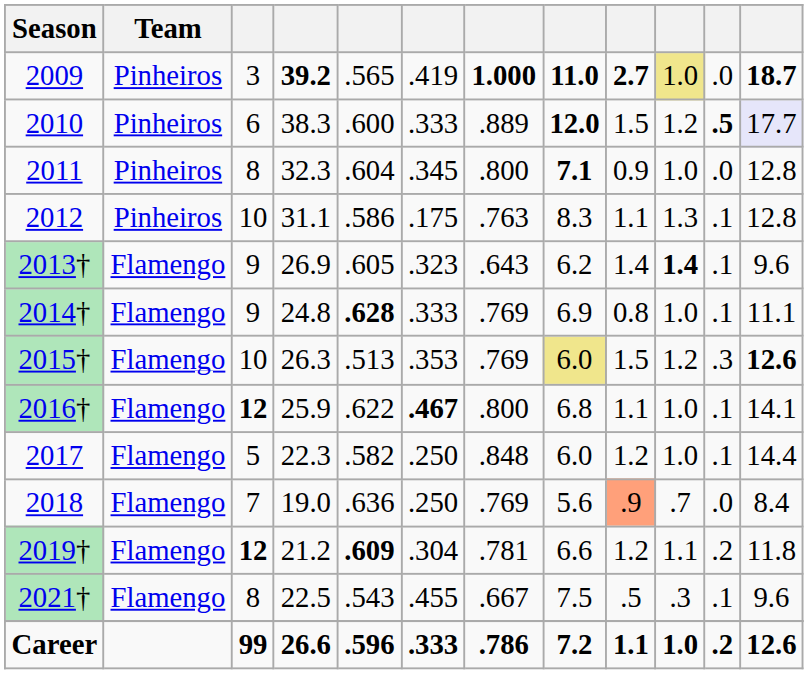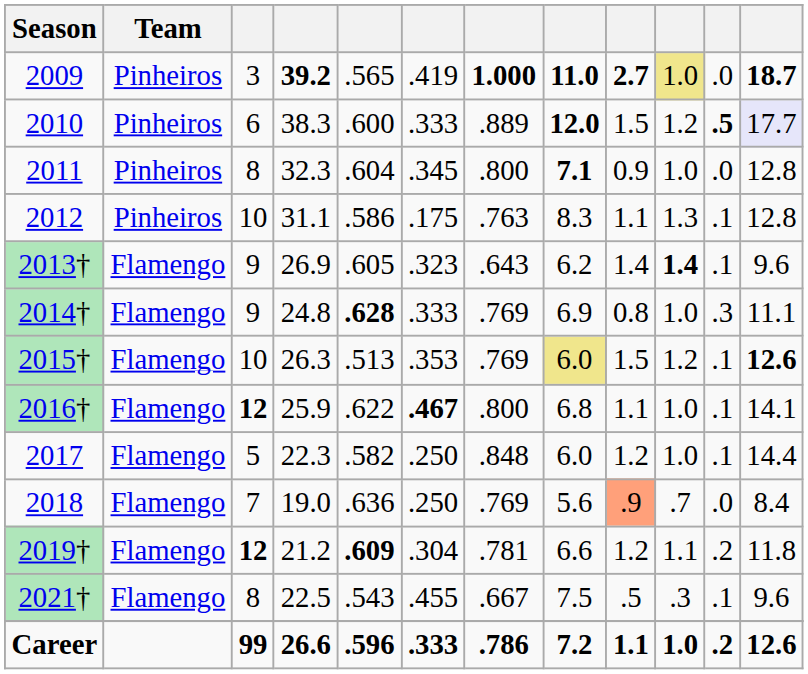(722, 312) .1 -> (722, 312) .3
(722, 359) .3 -> (722, 359) .1
